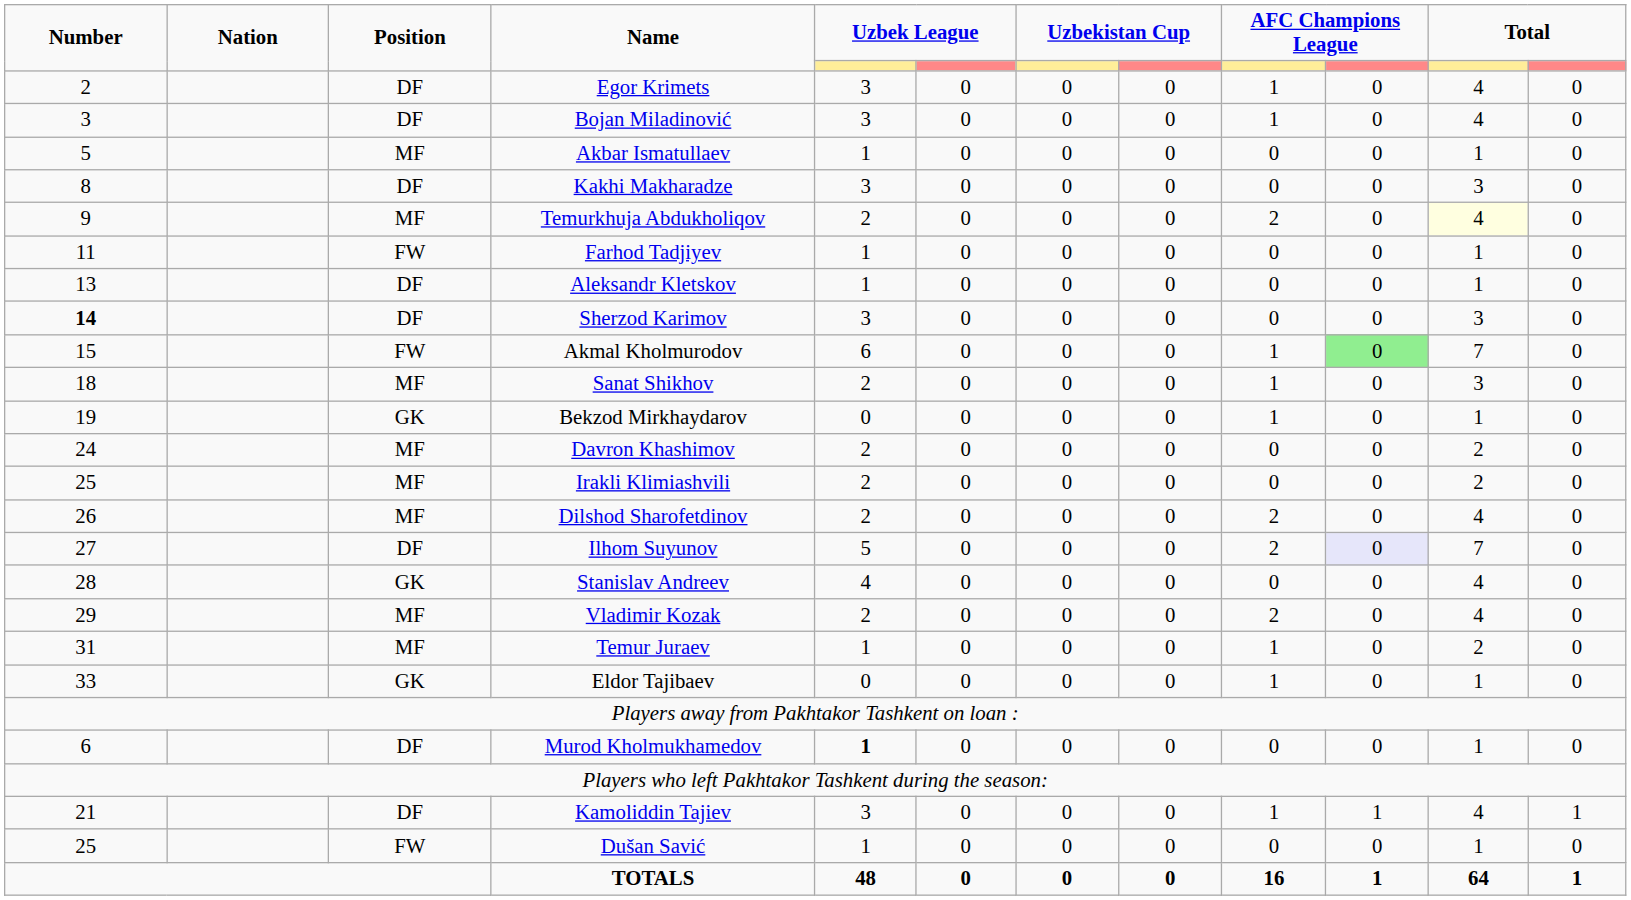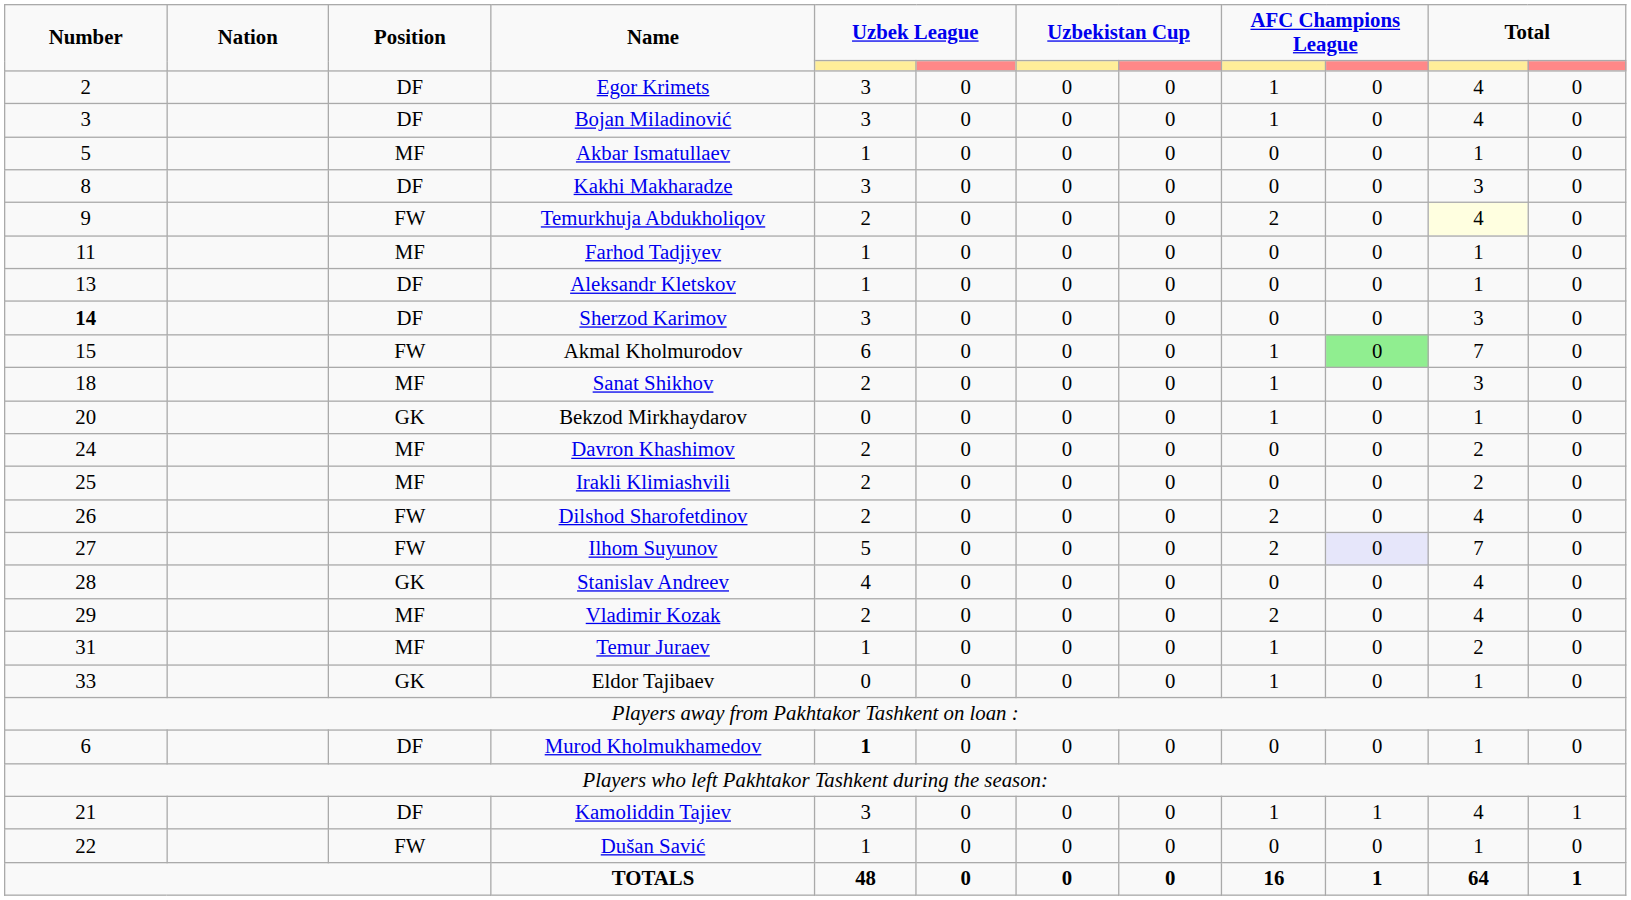(410, 218) MF -> (410, 218) FW
(410, 251) FW -> (410, 251) MF
(86, 416) 19 -> (86, 416) 20
(410, 515) MF -> (410, 515) FW
(410, 548) DF -> (410, 548) FW
(86, 845) 25 -> (86, 845) 22
